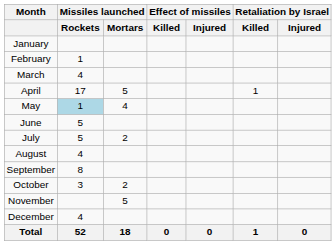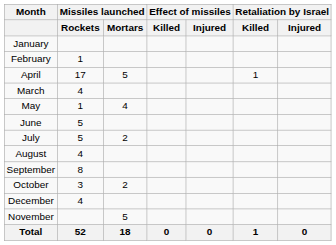rows swapped: (31, 75) <-> (31, 91)
(80, 106) lightblue background -> (80, 106) no background
rows swapped: (31, 201) <-> (31, 216)
